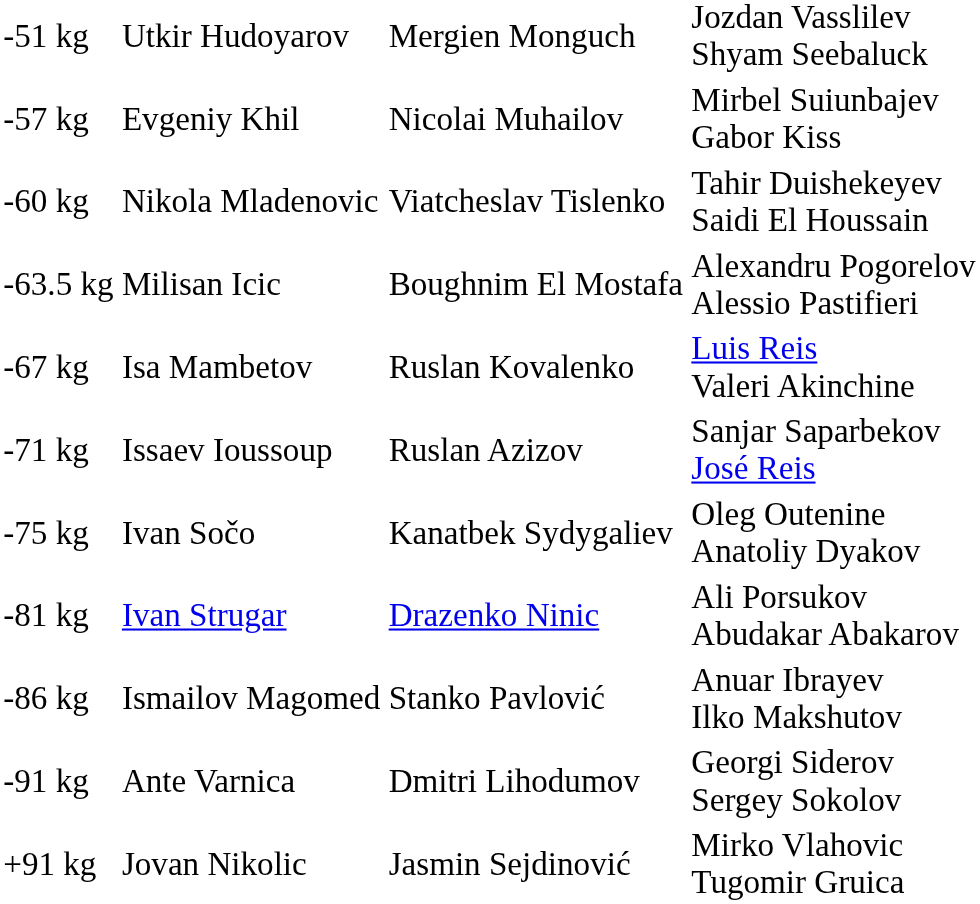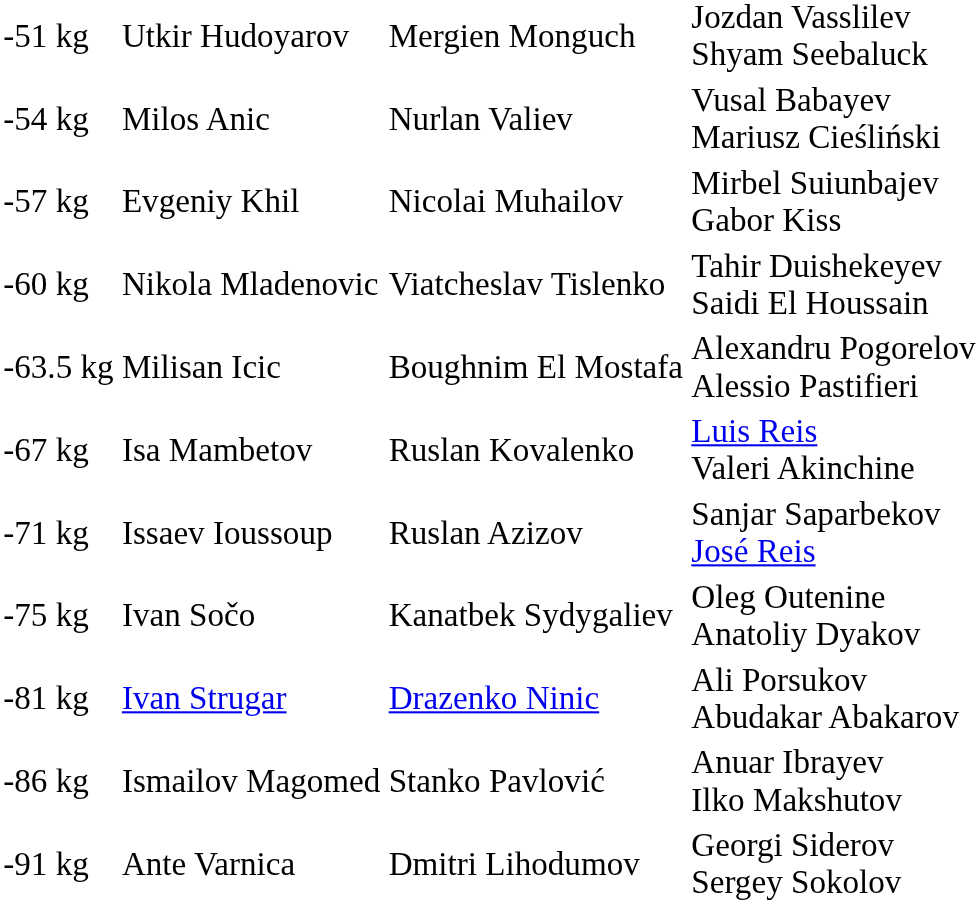+ row: (46, 118)
- row: (50, 863)
